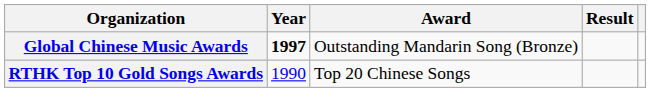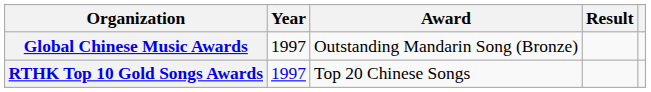(289, 45) bold -> (289, 45) normal
(289, 73) 1990 -> (289, 73) 1997
